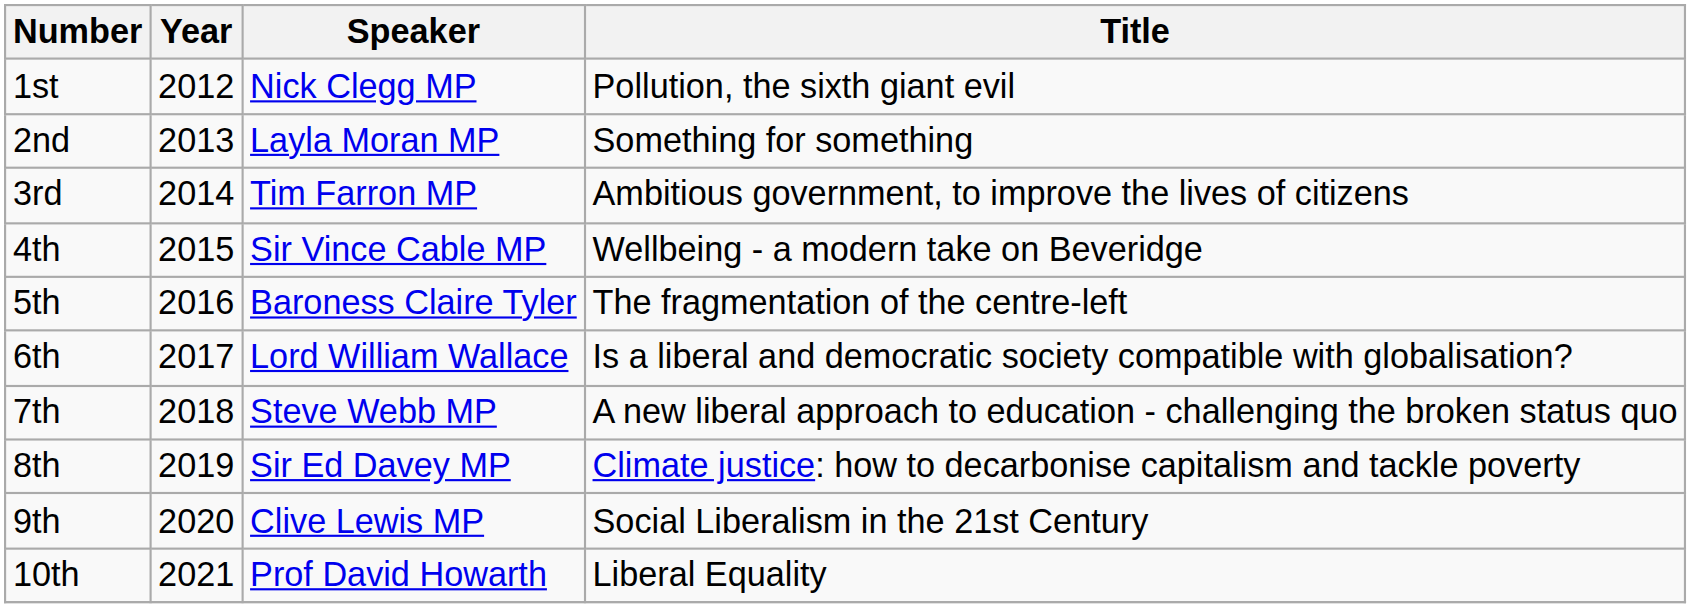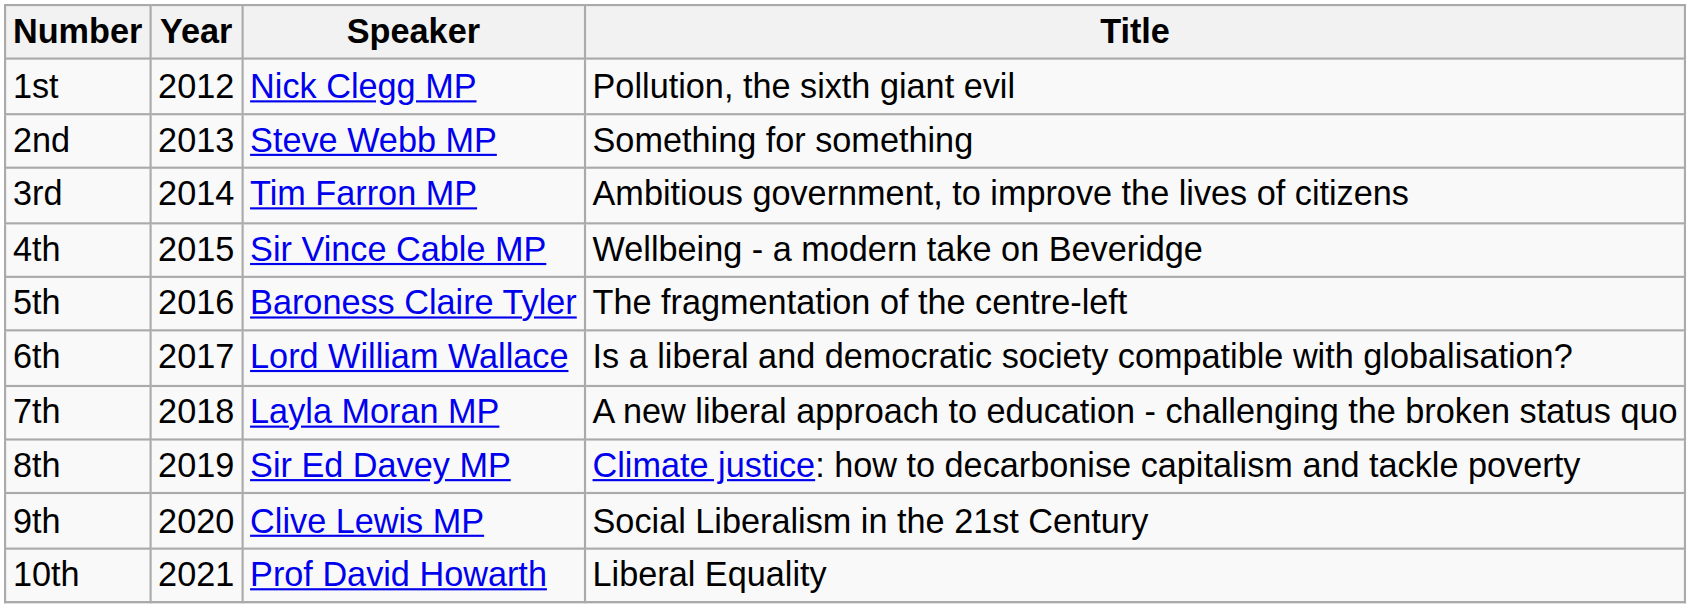(375, 140) Layla Moran MP -> (373, 140) Steve Webb MP
(373, 411) Steve Webb MP -> (375, 411) Layla Moran MP
